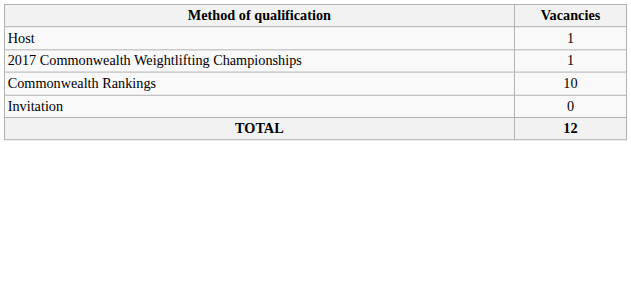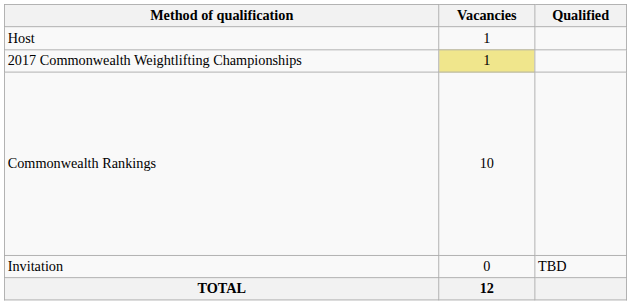+ column: (581, 15)
(570, 60) no background -> (487, 60) khaki background
